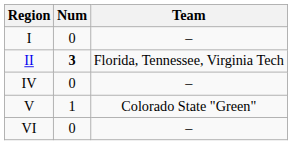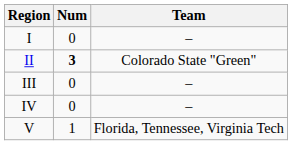(189, 60) Florida, Tennessee, Virginia Tech -> (189, 60) Colorado State "Green"
+ row: (29, 83)
(189, 106) Colorado State "Green" -> (189, 128) Florida, Tennessee, Virginia Tech
- row: (29, 128)
